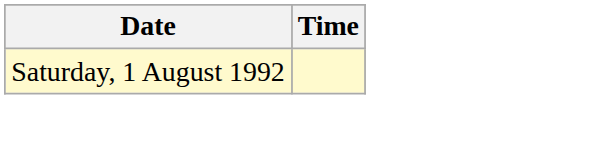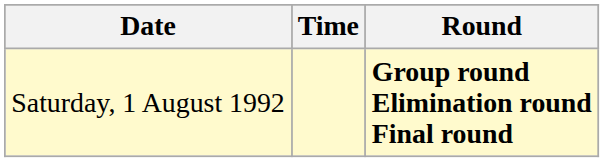+ column: (482, 26)
